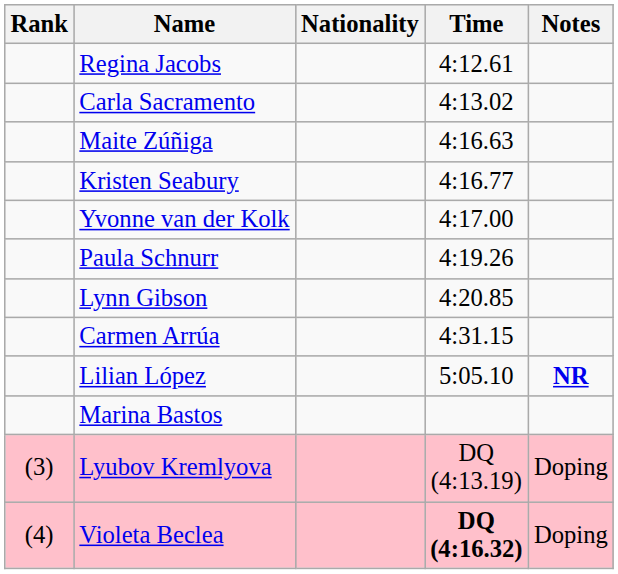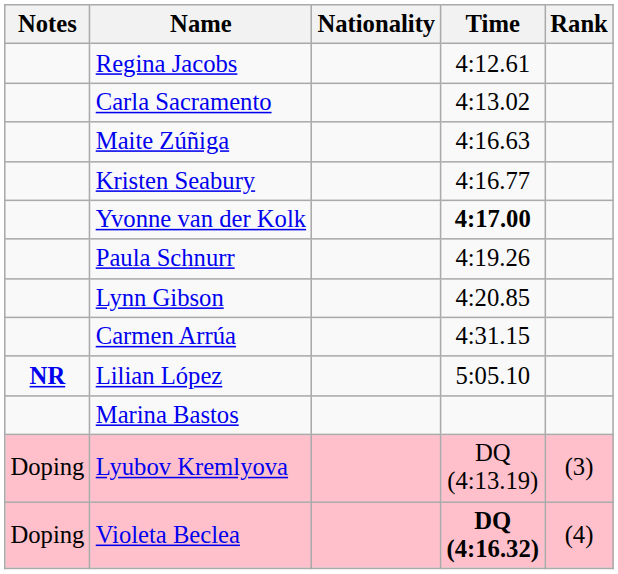columns swapped: (39, 24) <-> (571, 24)
(476, 219) normal -> (493, 219) bold
